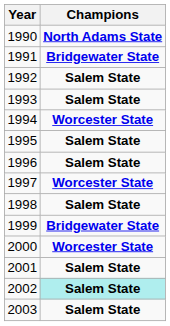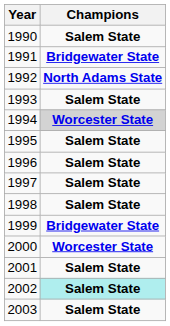(103, 36) North Adams State -> (103, 36) Salem State
(103, 78) Salem State -> (103, 78) North Adams State
(103, 120) no background -> (103, 120) lightgrey background
(103, 183) Worcester State -> (103, 183) Salem State
